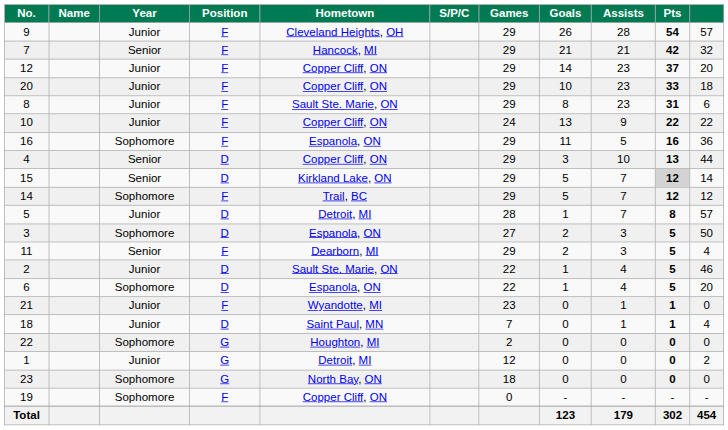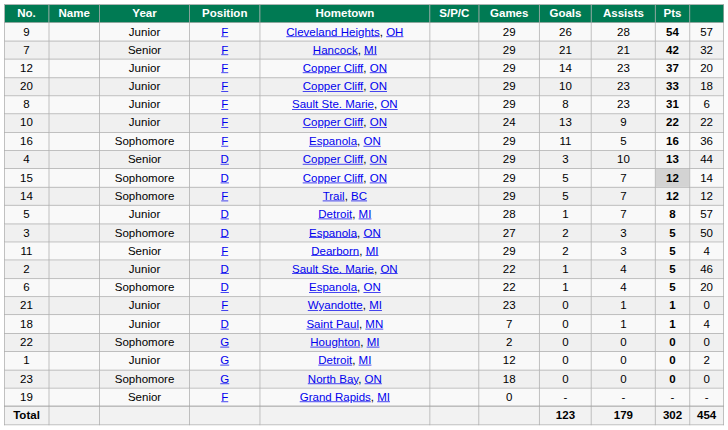(145, 178) Senior -> (145, 178) Sophomore
(345, 178) Kirkland Lake, ON -> (345, 178) Copper Cliff, ON
(145, 397) Sophomore -> (145, 397) Senior
(345, 397) Copper Cliff, ON -> (345, 397) Grand Rapids, MI
